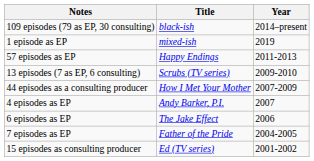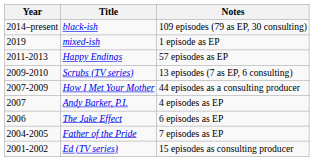columns swapped: (281, 12) <-> (81, 12)
